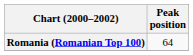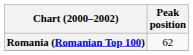(168, 42) 64 -> (168, 42) 62
